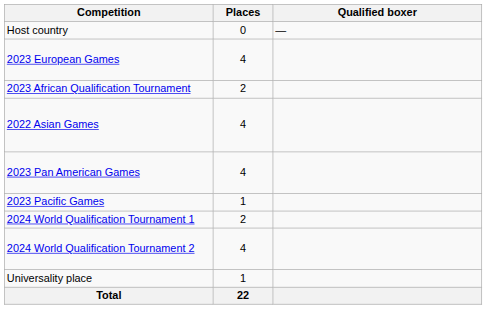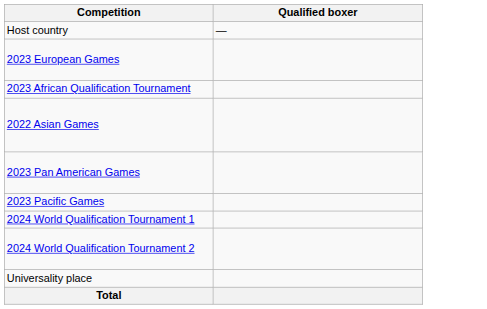- column: (243, 13)
